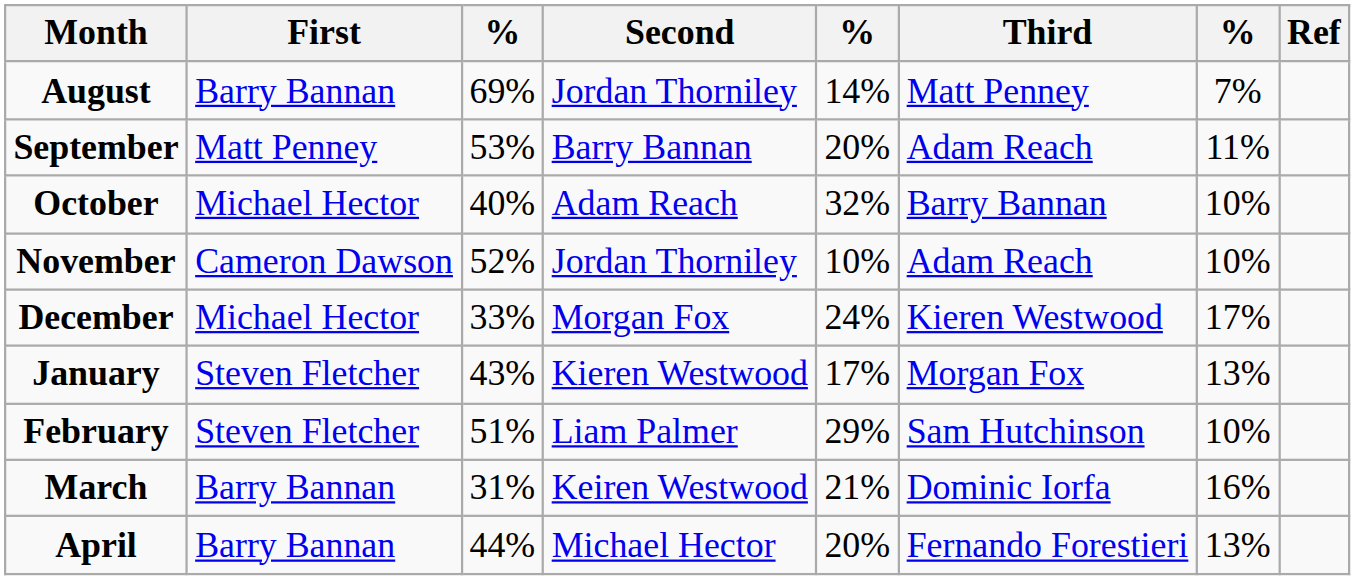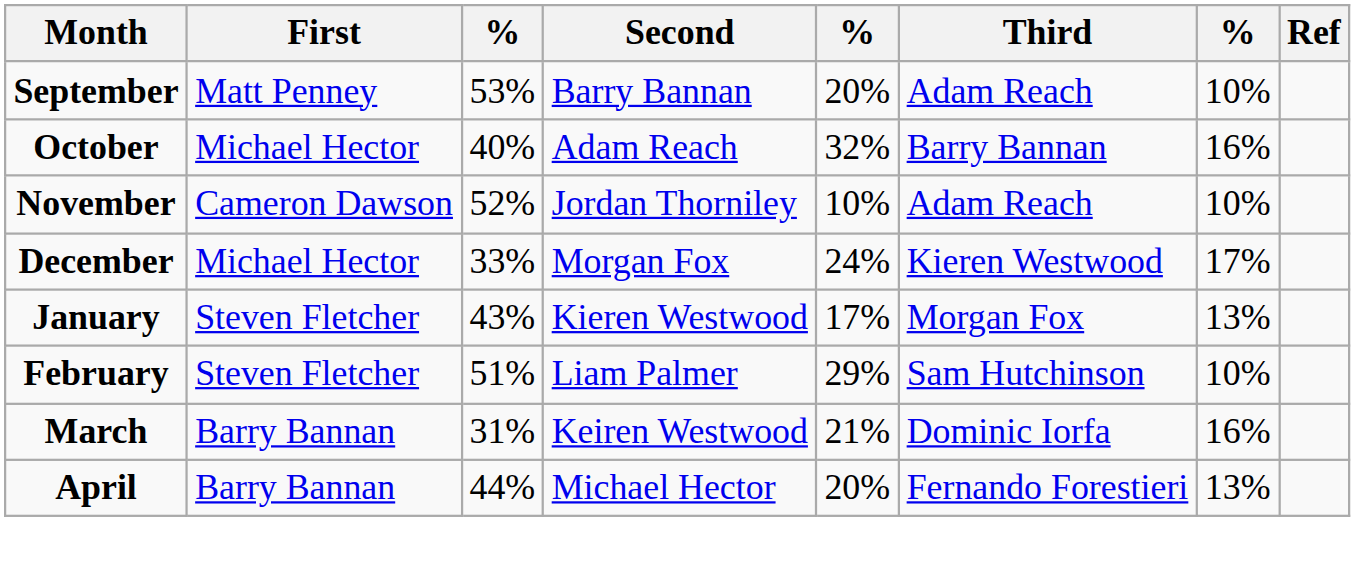- row: (96, 89)
(1238, 146) 11% -> (1238, 89) 10%
(1238, 203) 10% -> (1238, 146) 16%
